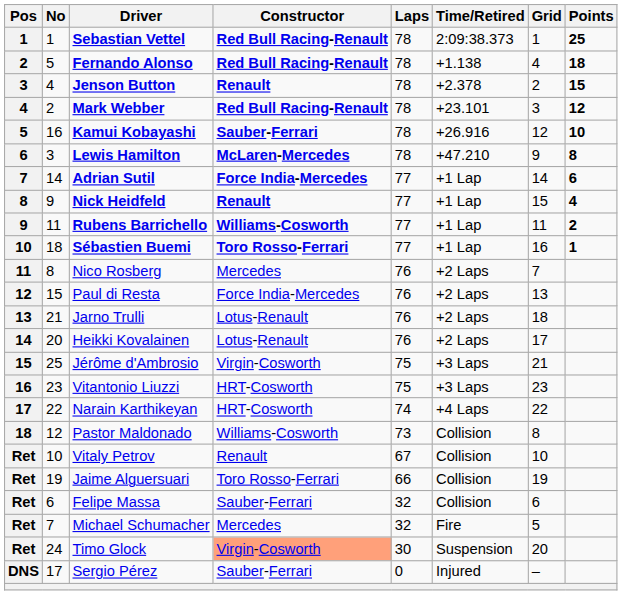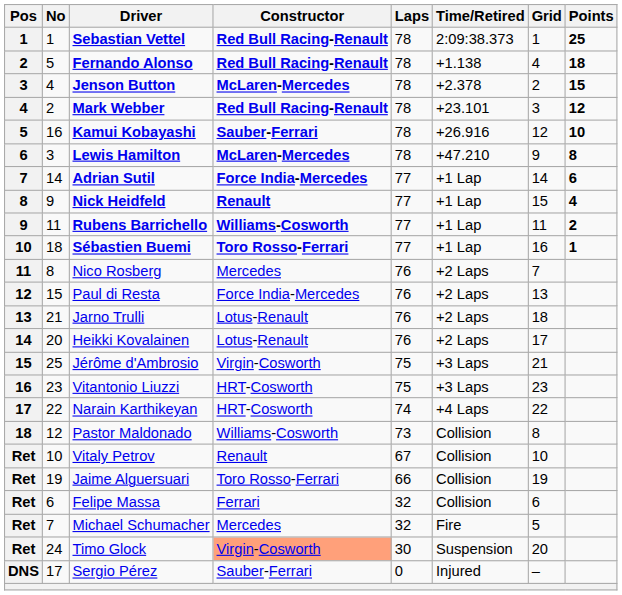(243, 85) Renault -> (283, 85) McLaren-Mercedes
(264, 502) Sauber-Ferrari -> (238, 502) Ferrari
